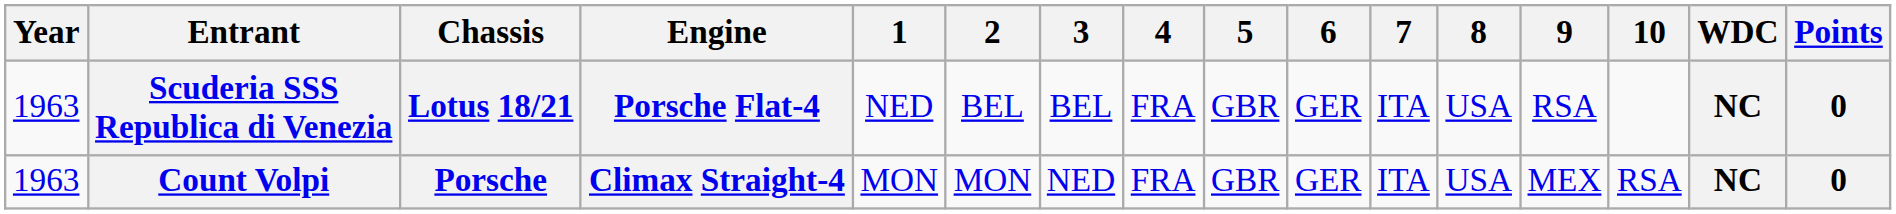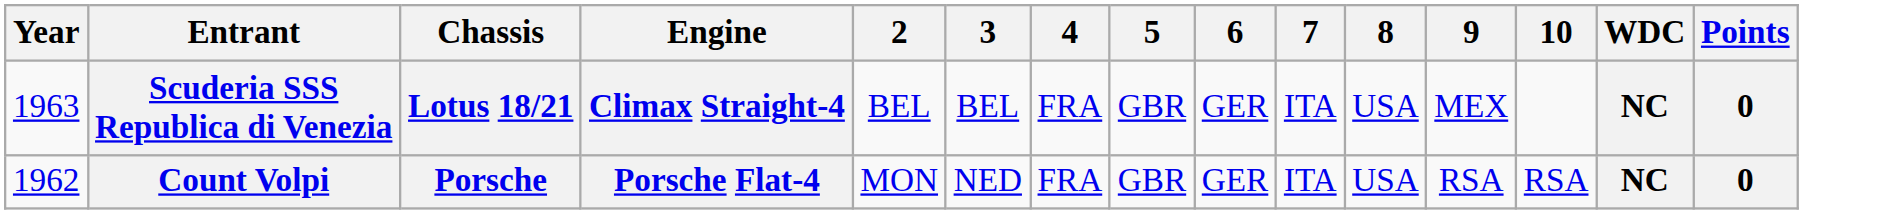- column: (899, 32)
(717, 106) Porsche Flat-4 -> (717, 106) Climax Straight-4
(1564, 106) RSA -> (1471, 106) MEX
(46, 181) 1963 -> (46, 181) 1962
(717, 181) Climax Straight-4 -> (717, 181) Porsche Flat-4
(1564, 181) MEX -> (1471, 181) RSA
